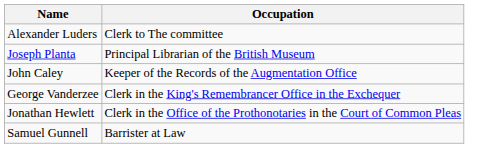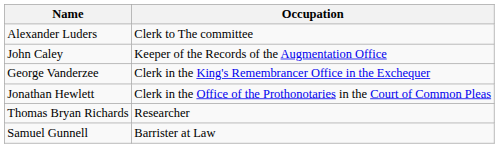- row: (41, 53)
+ row: (68, 113)
